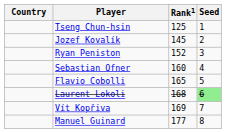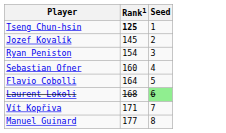- column: (29, 12)
(179, 27) normal -> (130, 27) bold
(179, 54) 152 -> (130, 54) 154
(179, 81) 165 -> (130, 81) 164
(179, 108) 169 -> (130, 108) 171
